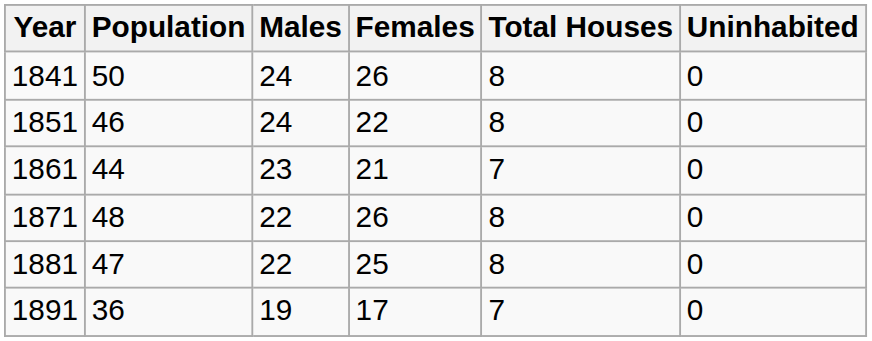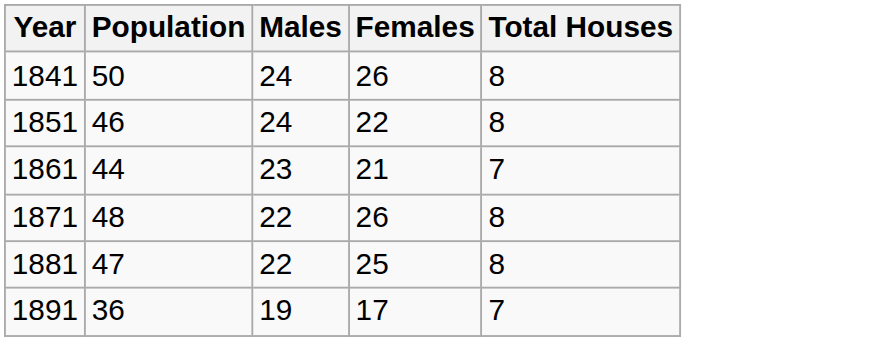- column: (773, 28)
